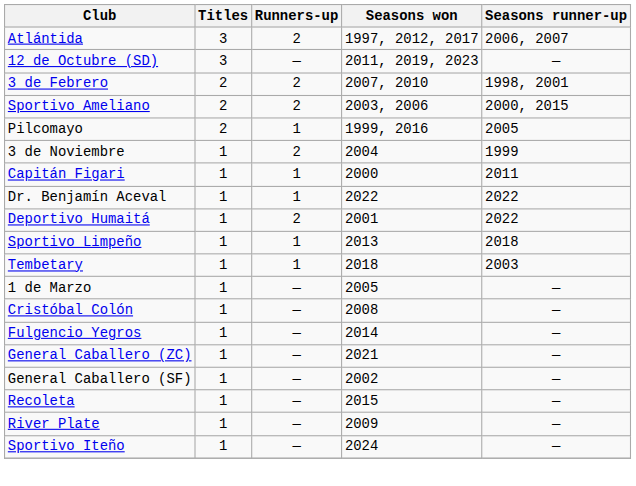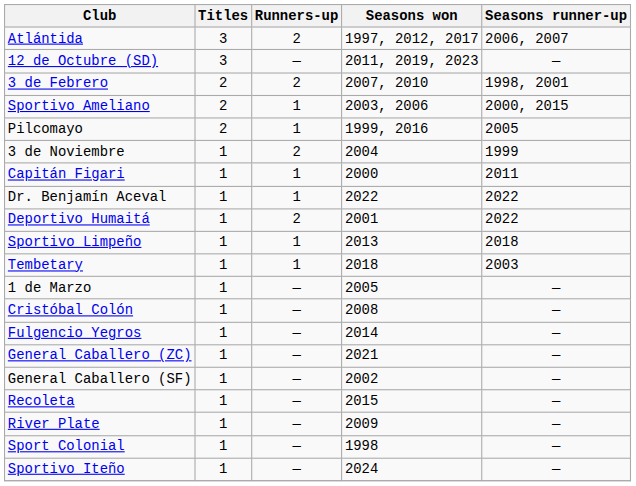(297, 107) 2 -> (297, 107) 1
+ row: (66, 447)
